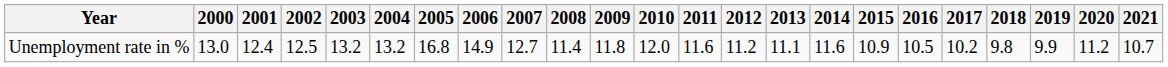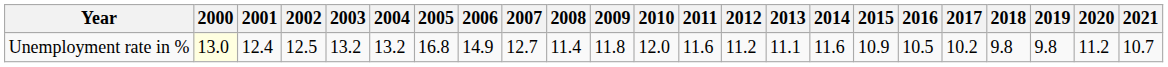(213, 47) no background -> (213, 47) lightyellow background
(1046, 47) 9.9 -> (1046, 47) 9.8
